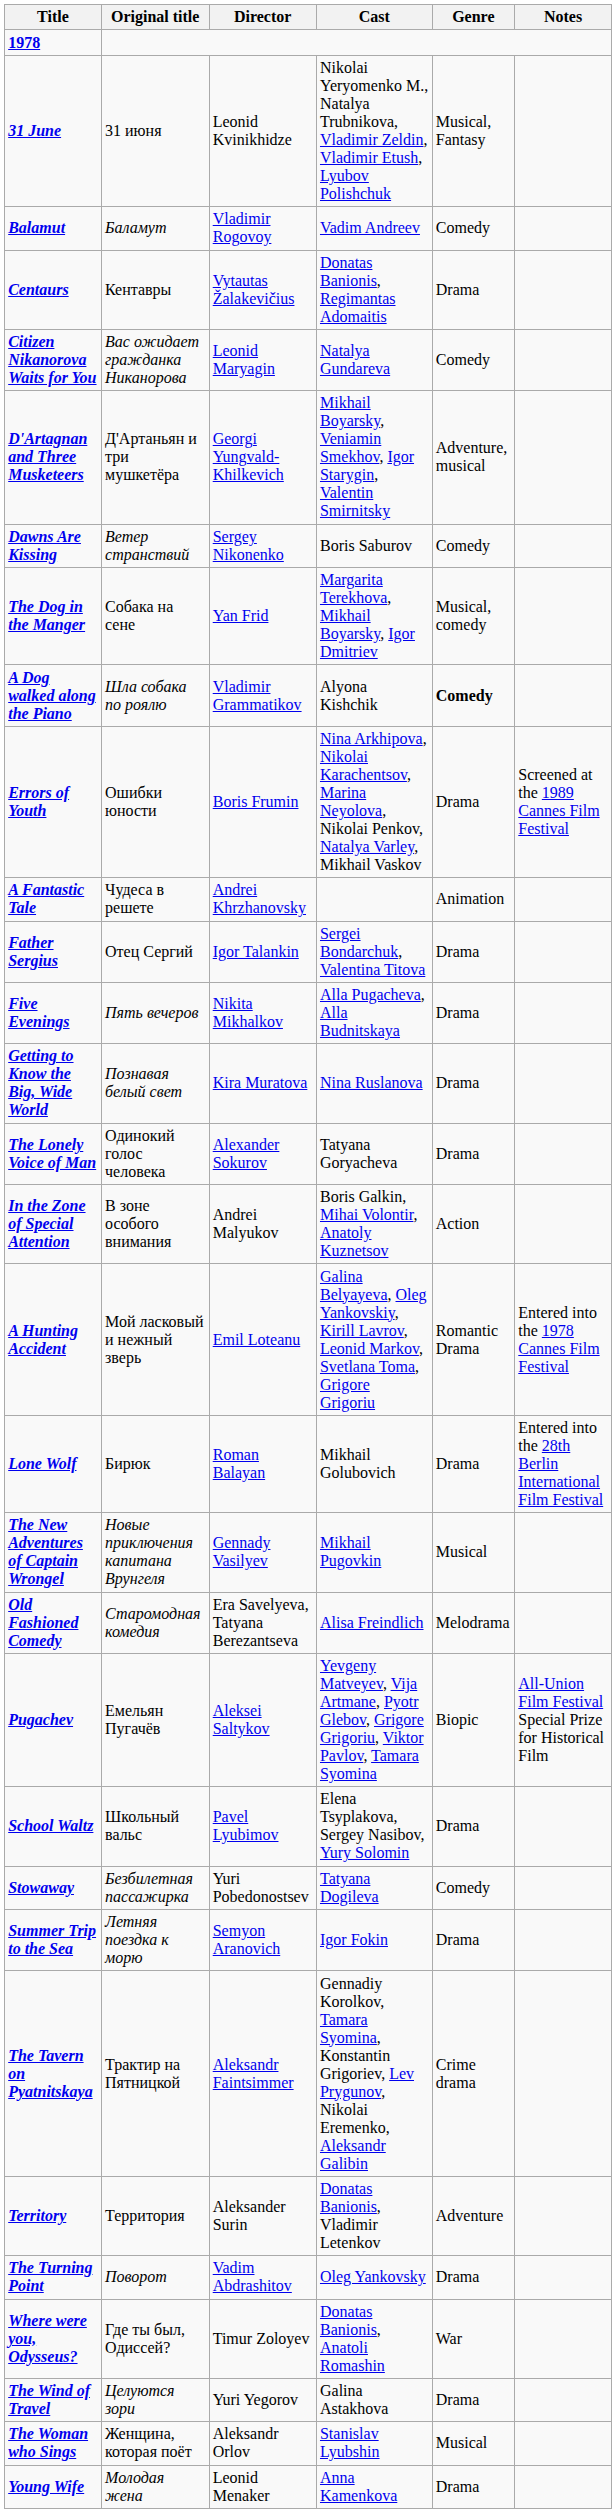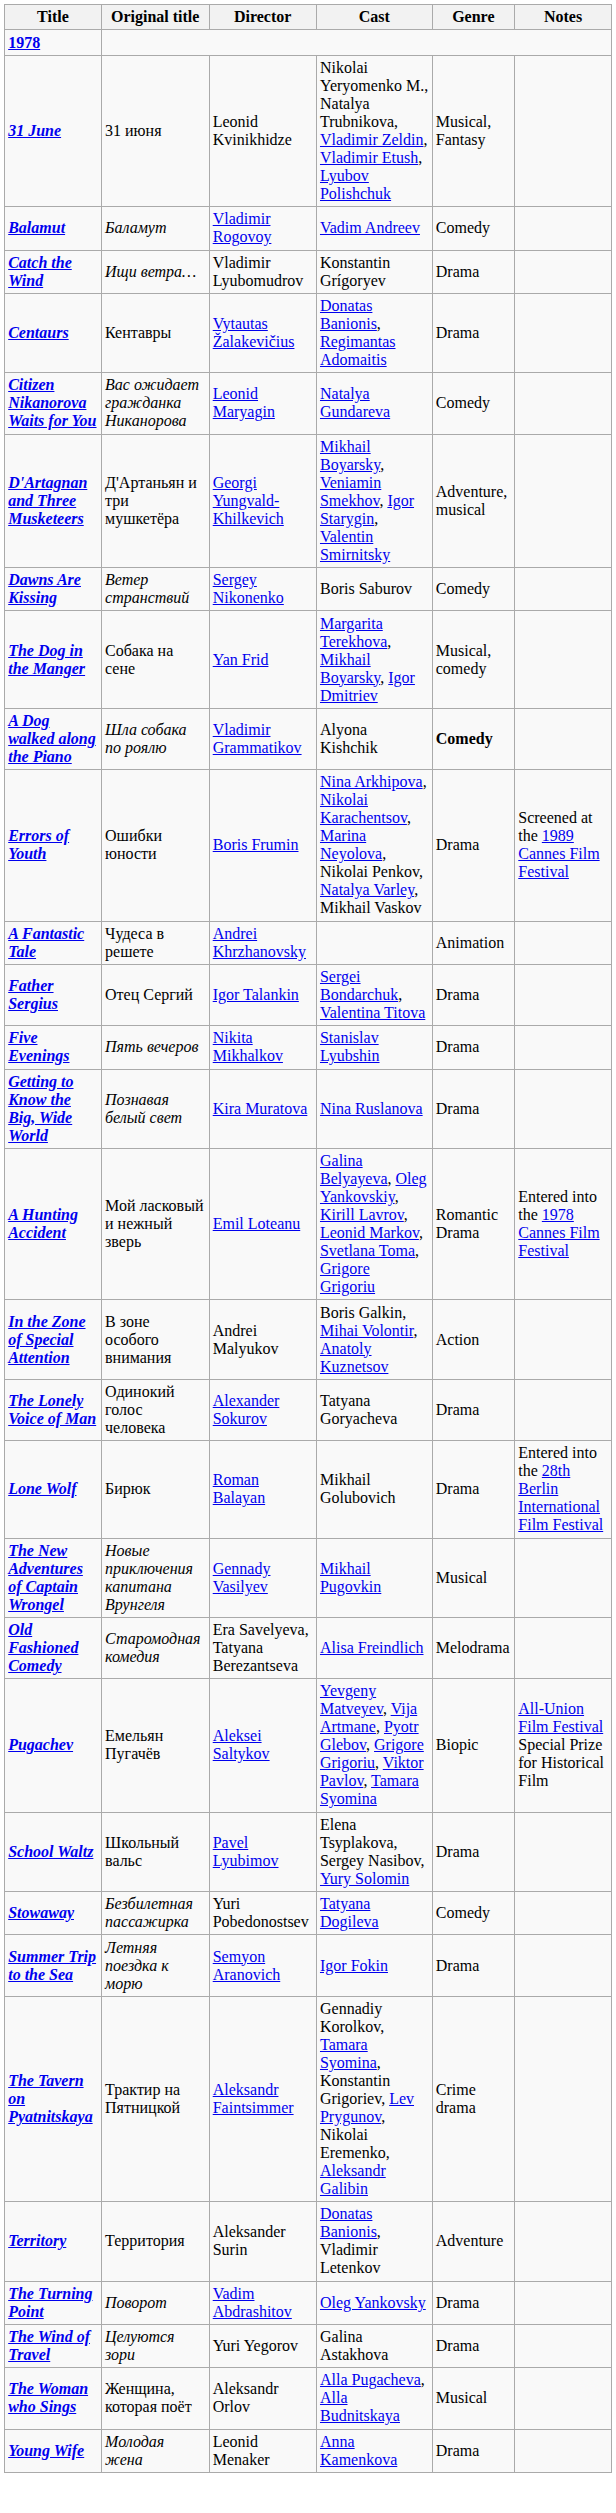+ row: (40, 271)
(372, 1013) Alla Pugacheva, Alla Budnitskaya -> (350, 1047) Stanislav Lyubshin
rows swapped: (43, 1339) <-> (52, 1153)
- row: (48, 2338)
(350, 2443) Stanislav Lyubshin -> (372, 2398) Alla Pugacheva, Alla Budnitskaya
